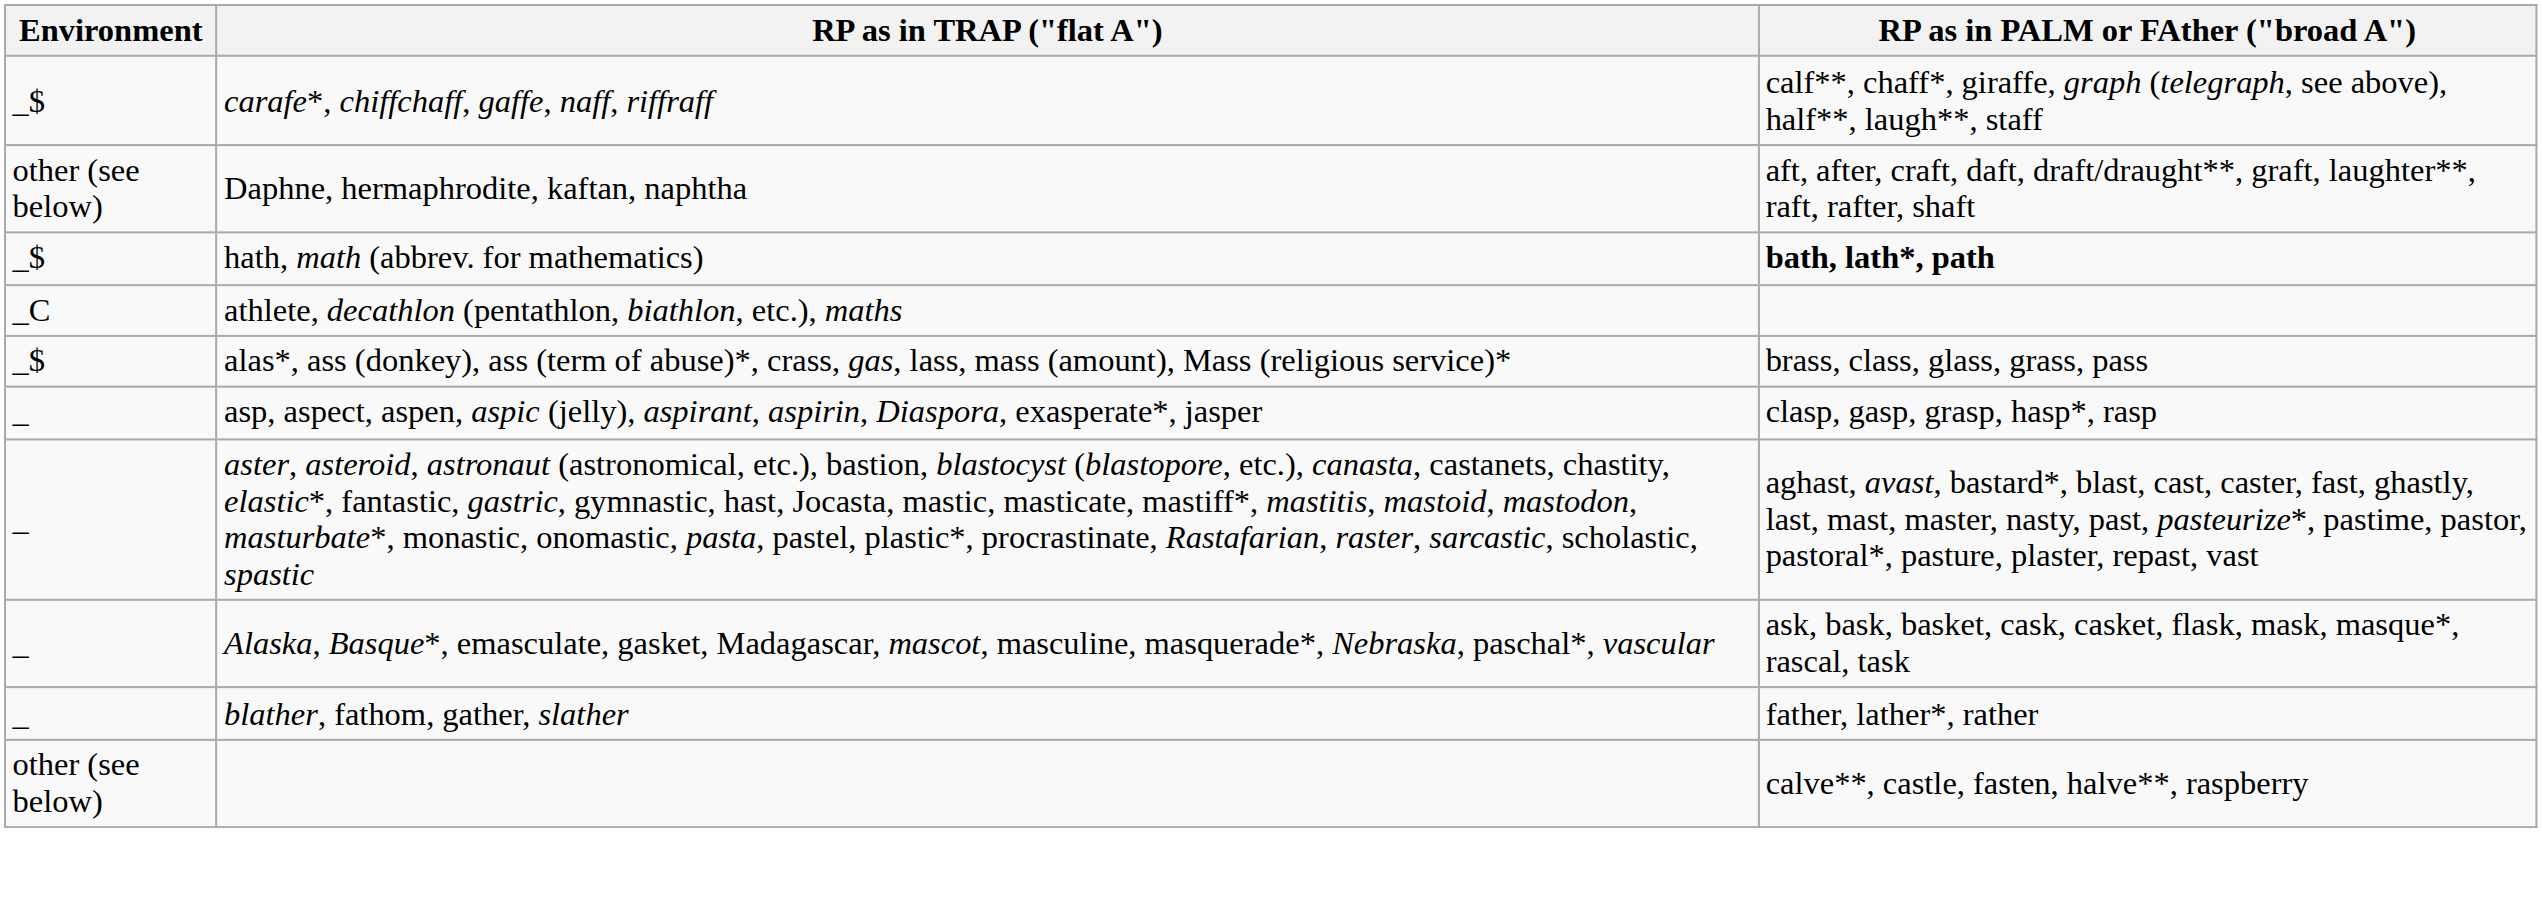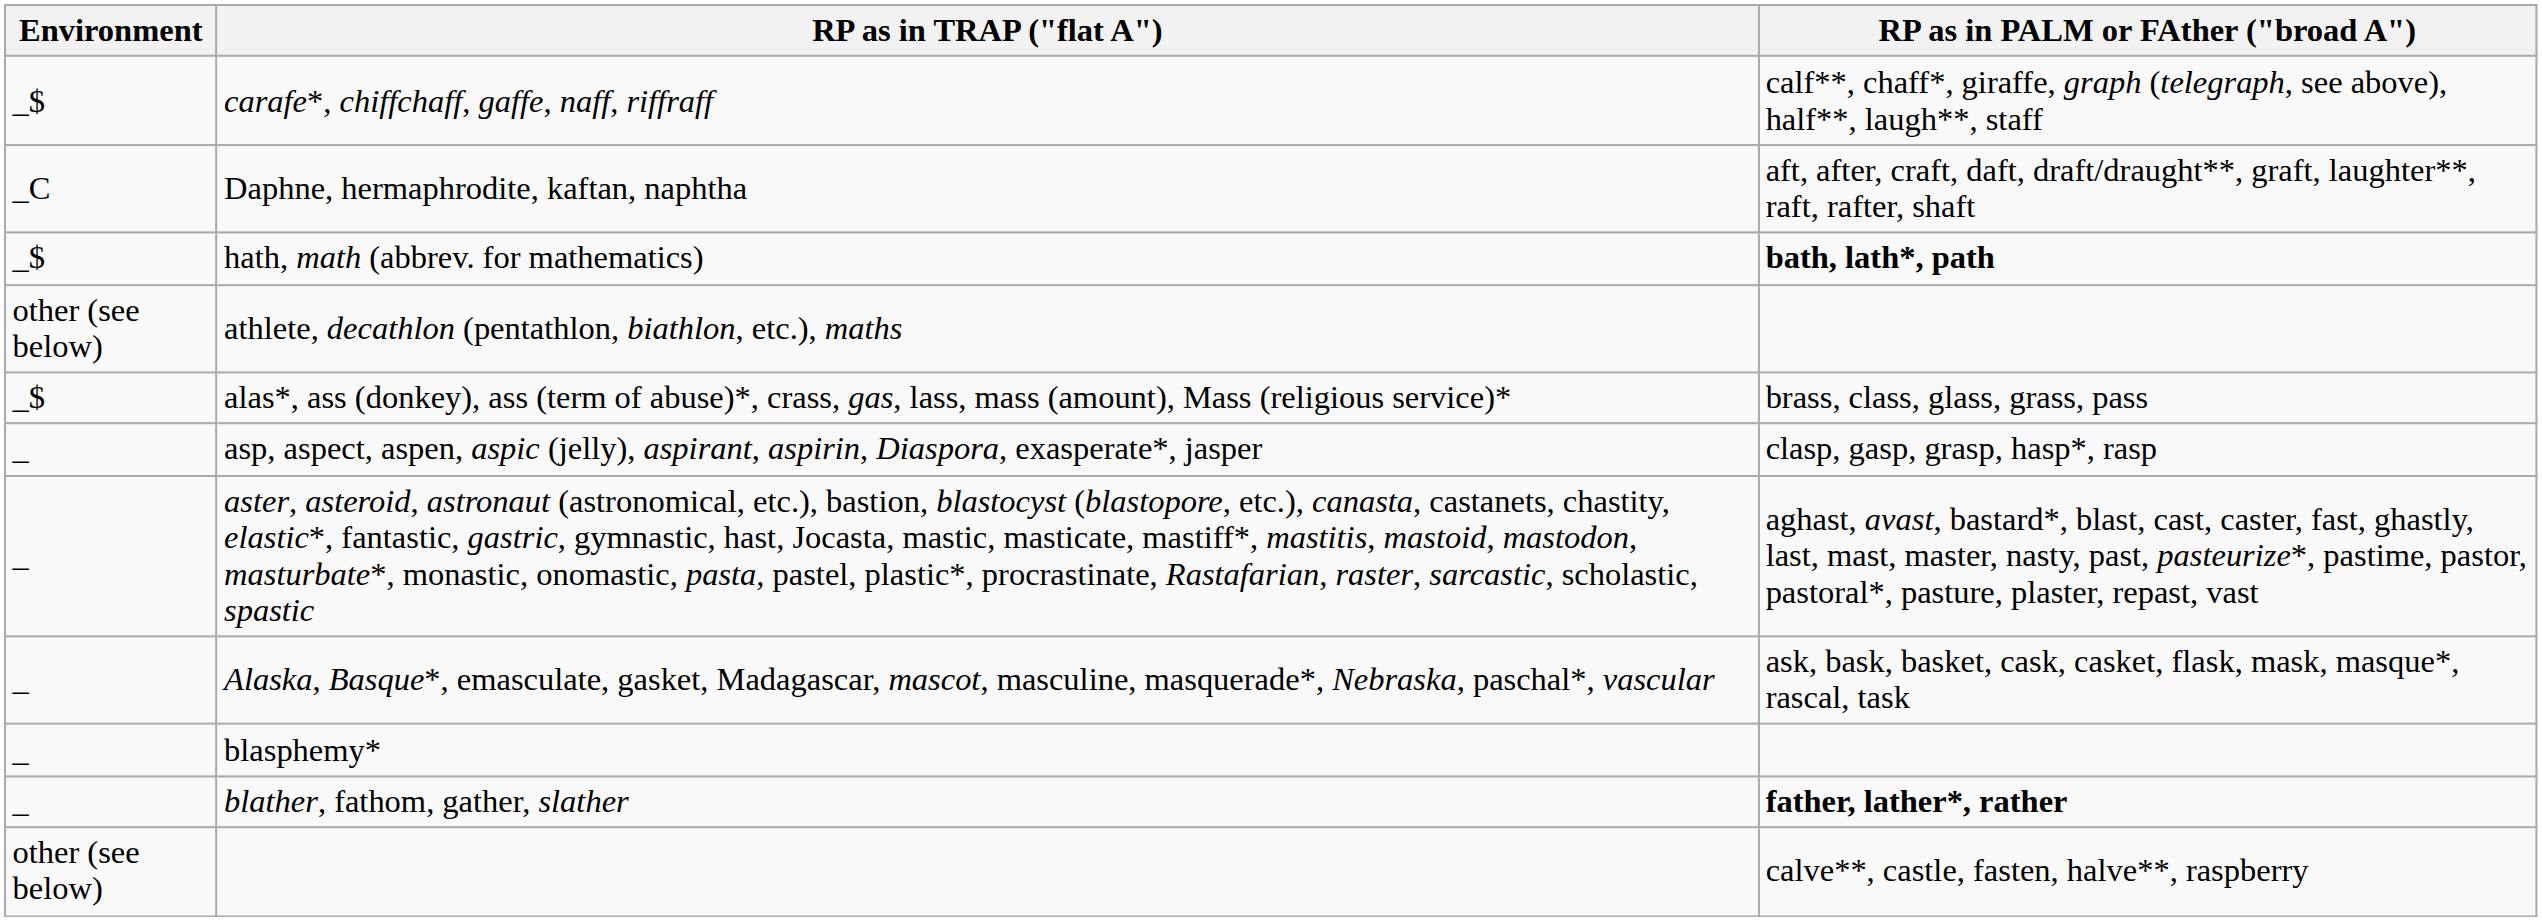(76, 188) other (see below) -> (31, 188) _C
(31, 309) _C -> (76, 327) other (see below)
+ row: (303, 749)
(1902, 713) normal -> (1917, 801) bold
